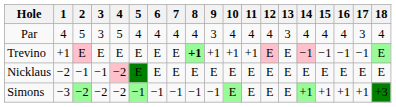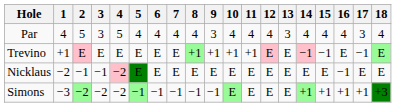(195, 53) bold -> (195, 53) normal
(344, 53) −1 -> (344, 53) E
(344, 72) E -> (344, 72) −1
